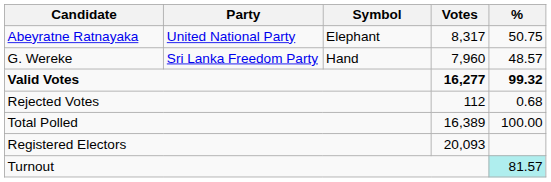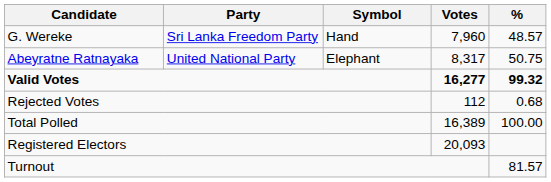rows swapped: (73, 36) <-> (40, 58)
(526, 166) paleturquoise background -> (526, 166) no background
